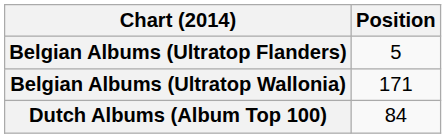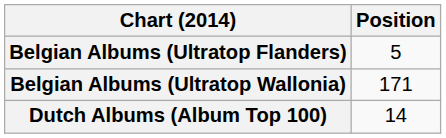(396, 116) 84 -> (396, 116) 14
